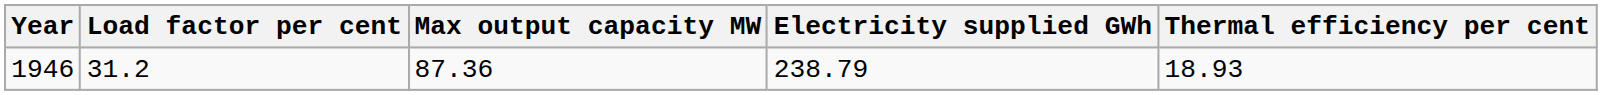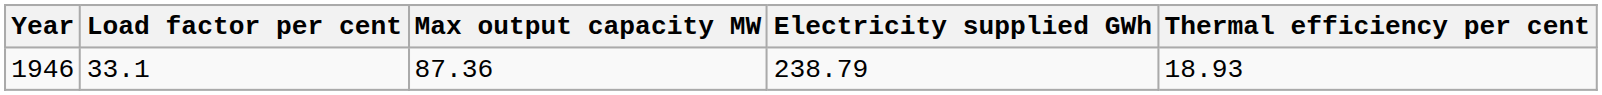(118, 69) 31.2 -> (118, 69) 33.1
